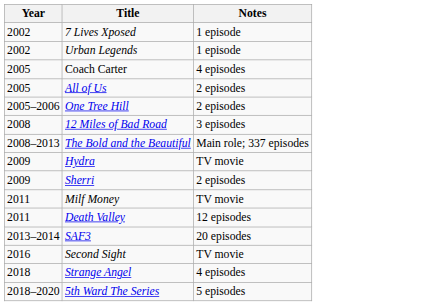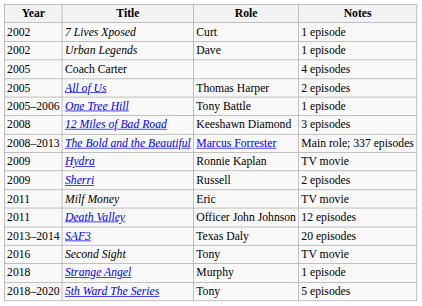+ column: (246, 13)
(221, 106) 2 episodes -> (324, 106) 1 episode
(221, 273) 4 episodes -> (324, 273) 1 episode
